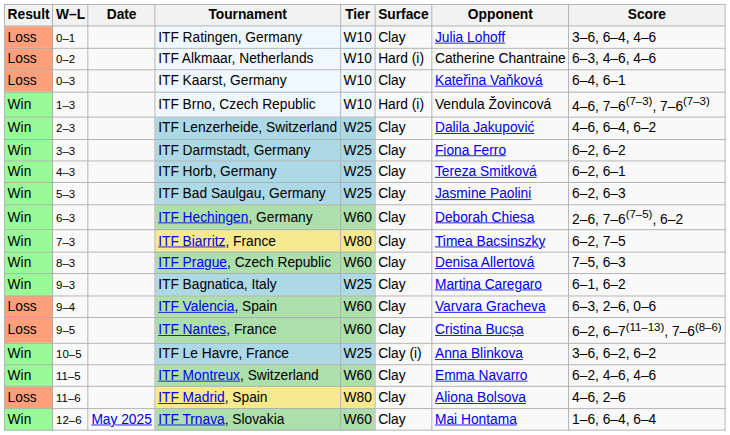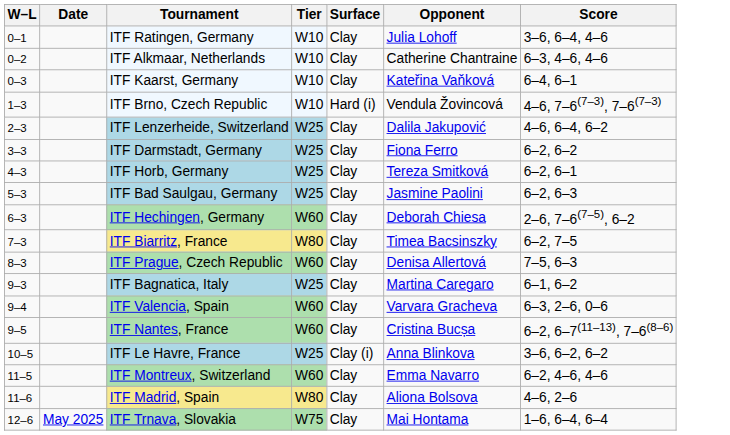- column: (29, 15)
(401, 59) Hard (i) -> (343, 59) Clay
(358, 419) W60 -> (309, 419) W75
